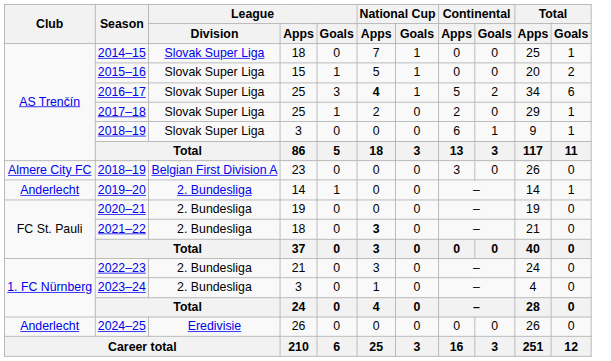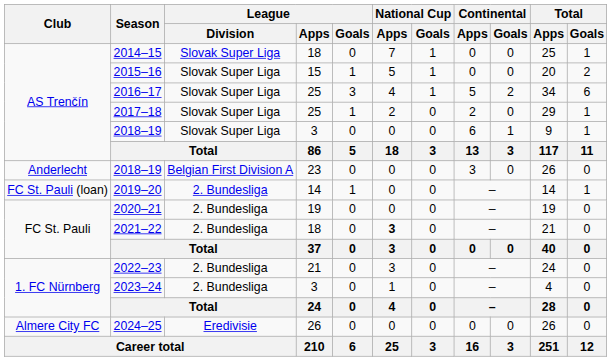(376, 92) bold -> (392, 92) normal
(50, 170) Almere City FC -> (58, 170) Anderlecht
(50, 190) Anderlecht -> (58, 190) FC St. Pauli (loan)
(50, 326) Anderlecht -> (58, 326) Almere City FC
